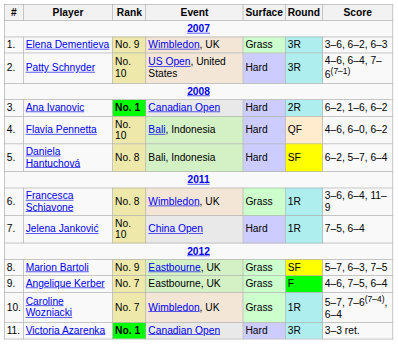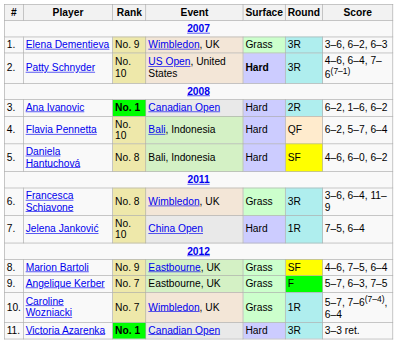(257, 68) normal -> (257, 68) bold
(356, 130) 4–6, 6–0, 6–2 -> (356, 130) 6–2, 5–7, 6–4
(356, 157) 6–2, 5–7, 6–4 -> (356, 157) 4–6, 6–0, 6–2
(294, 201) 1R -> (294, 201) 3R
(356, 267) 5–7, 6–3, 7–5 -> (356, 267) 4–6, 7–5, 6–4
(356, 284) 4–6, 7–5, 6–4 -> (356, 284) 5–7, 6–3, 7–5
